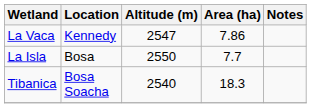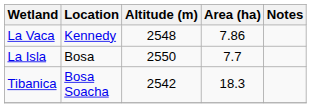(161, 35) 2547 -> (161, 35) 2548
(161, 84) 2540 -> (161, 84) 2542
